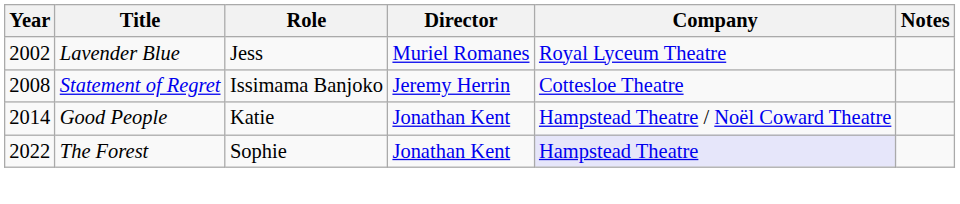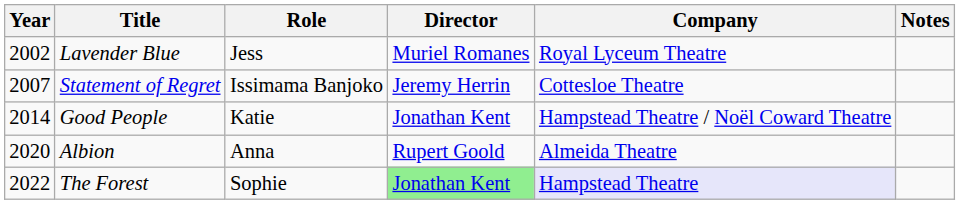(30, 85) 2008 -> (30, 85) 2007
+ row: (87, 150)
(451, 150) no background -> (451, 183) lightgreen background
